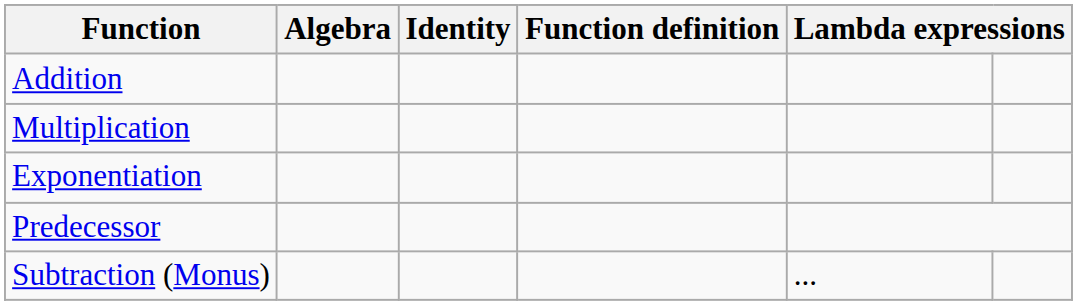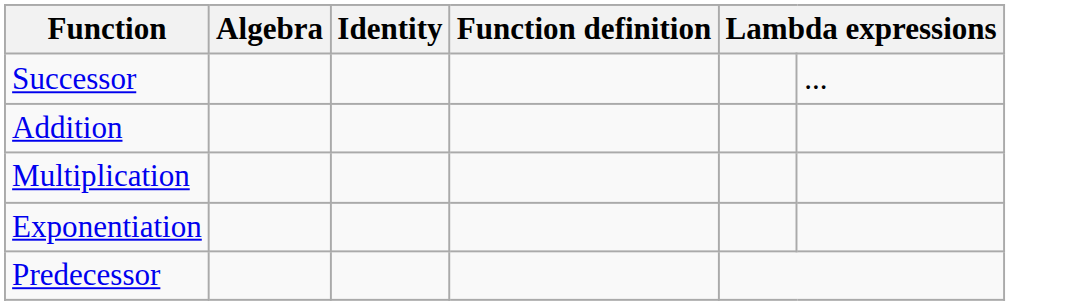+ row: (74, 78)
- row: (141, 275)
